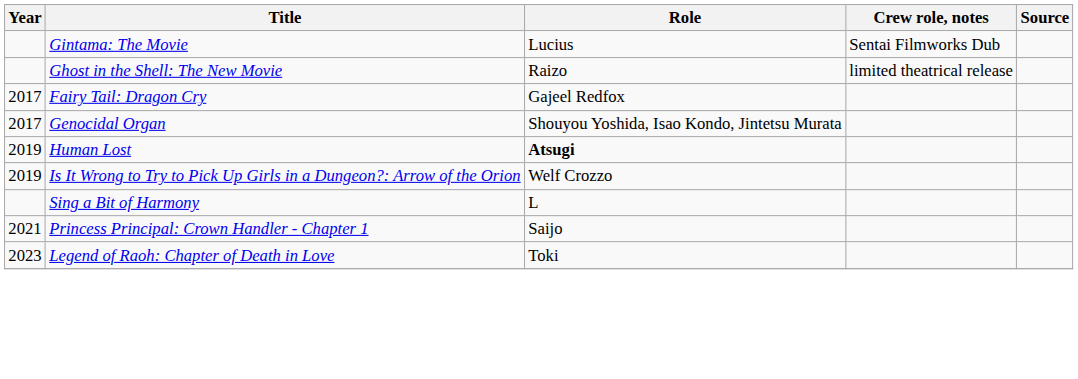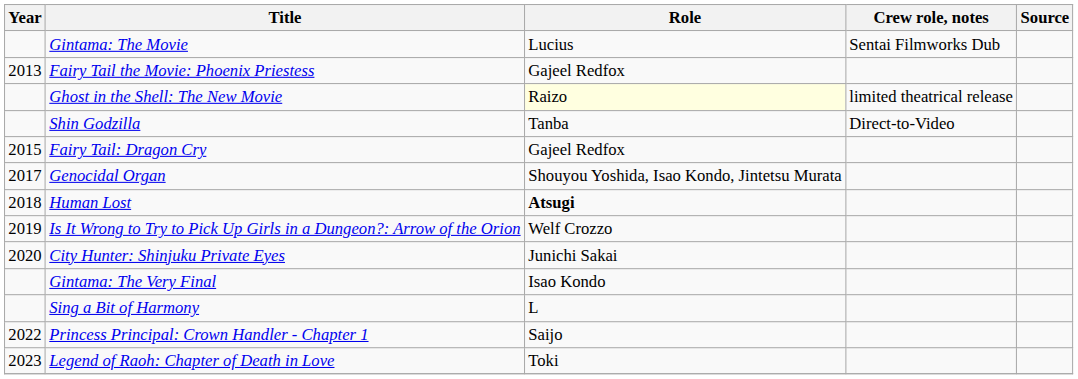+ row: (182, 70)
(548, 70) no background -> (548, 96) lightyellow background
+ row: (95, 123)
(25, 96) 2017 -> (25, 149) 2015
(25, 149) 2019 -> (25, 202) 2018
+ row: (167, 255)
+ row: (133, 281)
(25, 228) 2021 -> (25, 334) 2022
